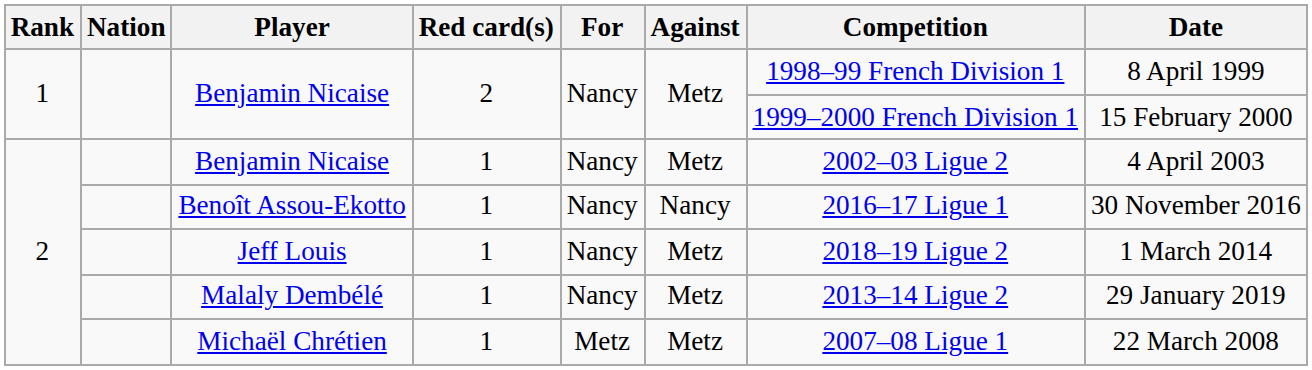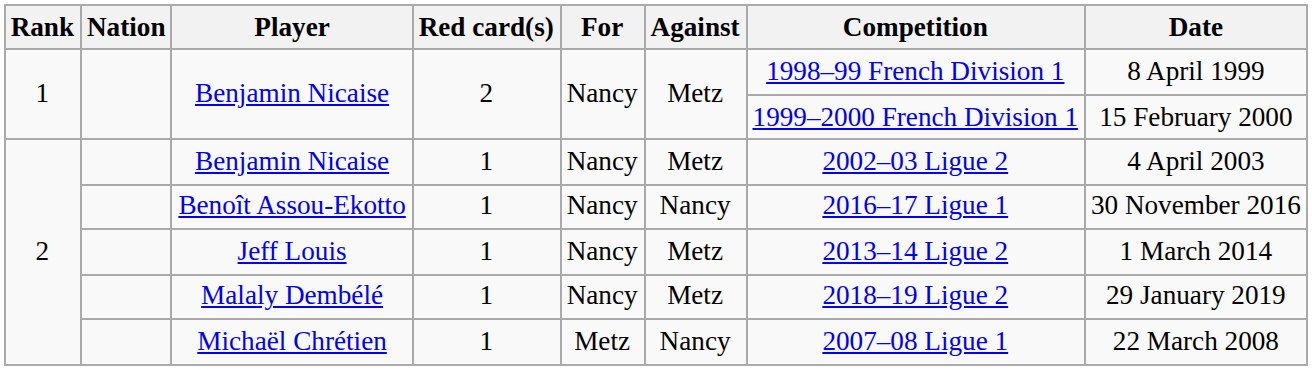(915, 250) 2018–19 Ligue 2 -> (915, 250) 2013–14 Ligue 2
(915, 295) 2013–14 Ligue 2 -> (915, 295) 2018–19 Ligue 2
(695, 340) Metz -> (695, 340) Nancy
